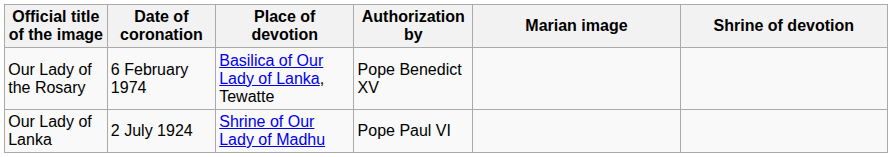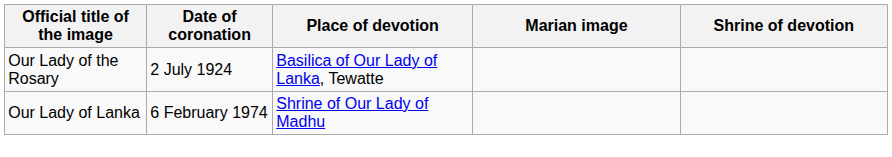- column: (413, 26)
(150, 78) 6 February 1974 -> (191, 69) 2 July 1924
(152, 130) 2 July 1924 -> (209, 112) 6 February 1974
